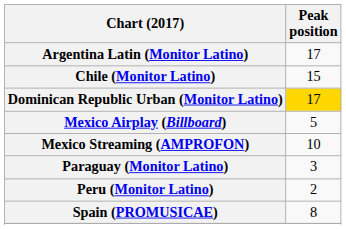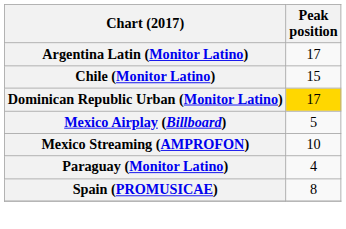(313, 167) 3 -> (313, 167) 4
- row: (145, 189)
